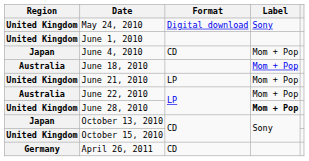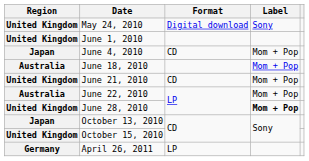(172, 80) LP -> (172, 80) CD
(172, 149) CD -> (172, 149) LP
